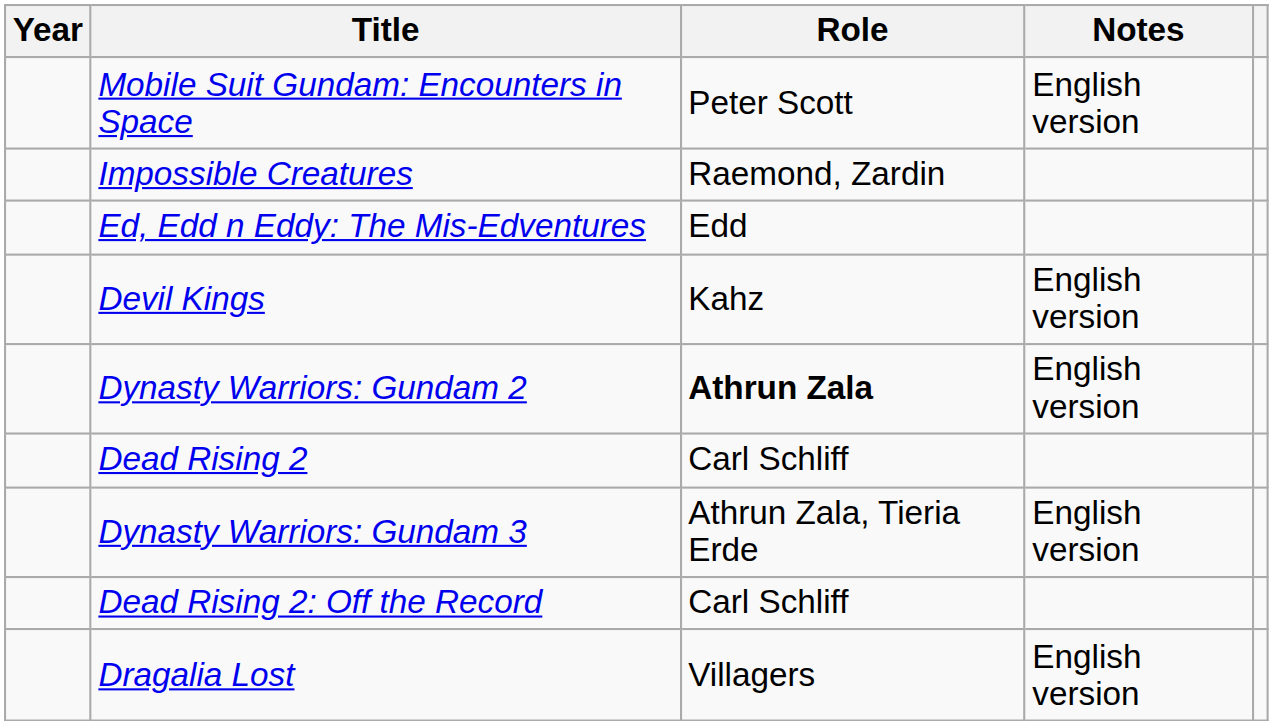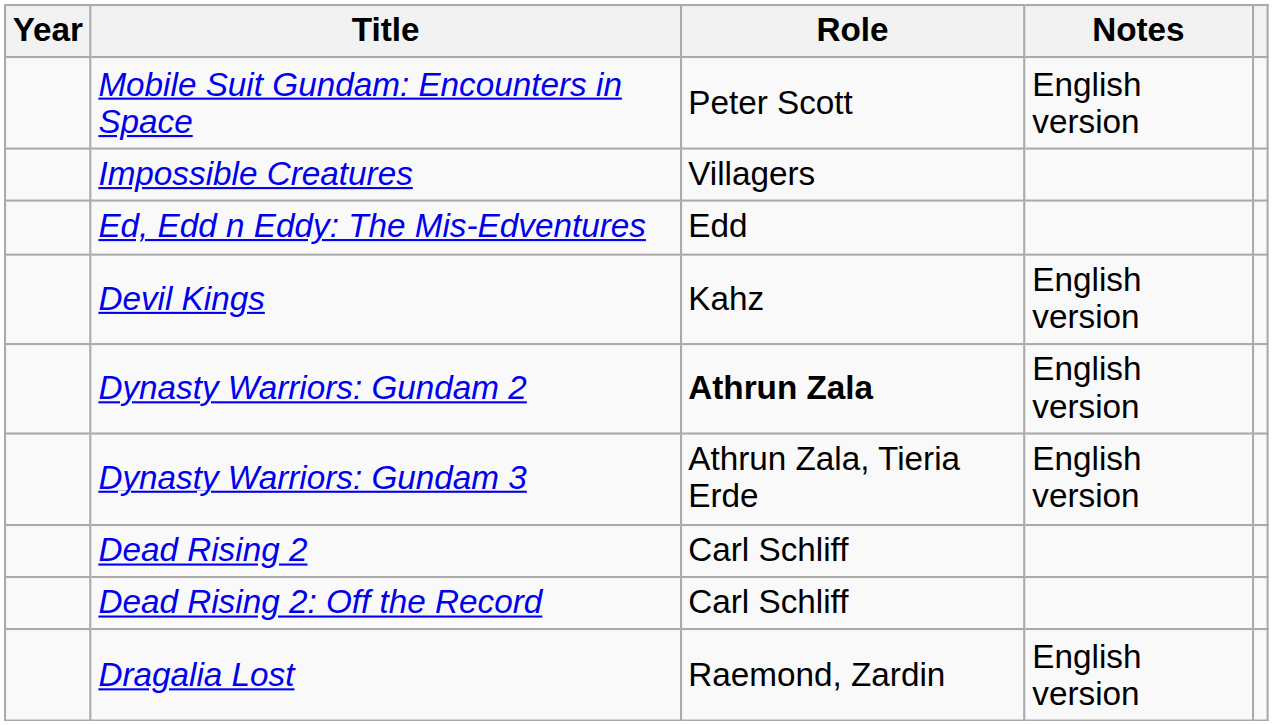(817, 173) Raemond, Zardin -> (752, 173) Villagers
rows swapped: (203, 459) <-> (313, 531)
(752, 674) Villagers -> (817, 674) Raemond, Zardin
